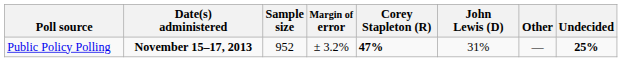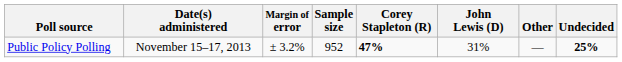columns swapped: (285, 20) <-> (331, 21)
(193, 47) bold -> (193, 47) normal
